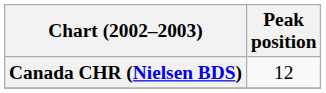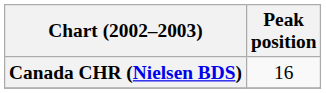(284, 72) 12 -> (284, 72) 16
